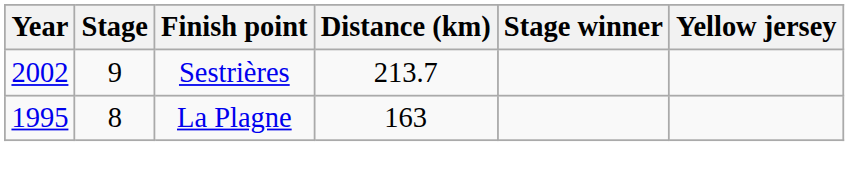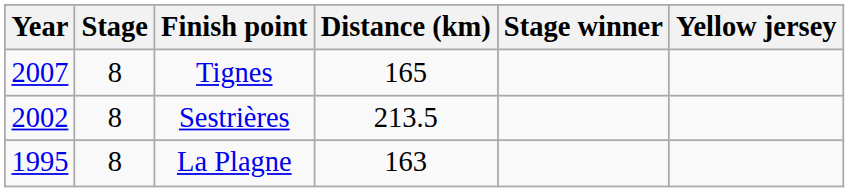+ row: (234, 72)
(115, 72) 9 -> (115, 117) 8
(406, 72) 213.7 -> (406, 117) 213.5
